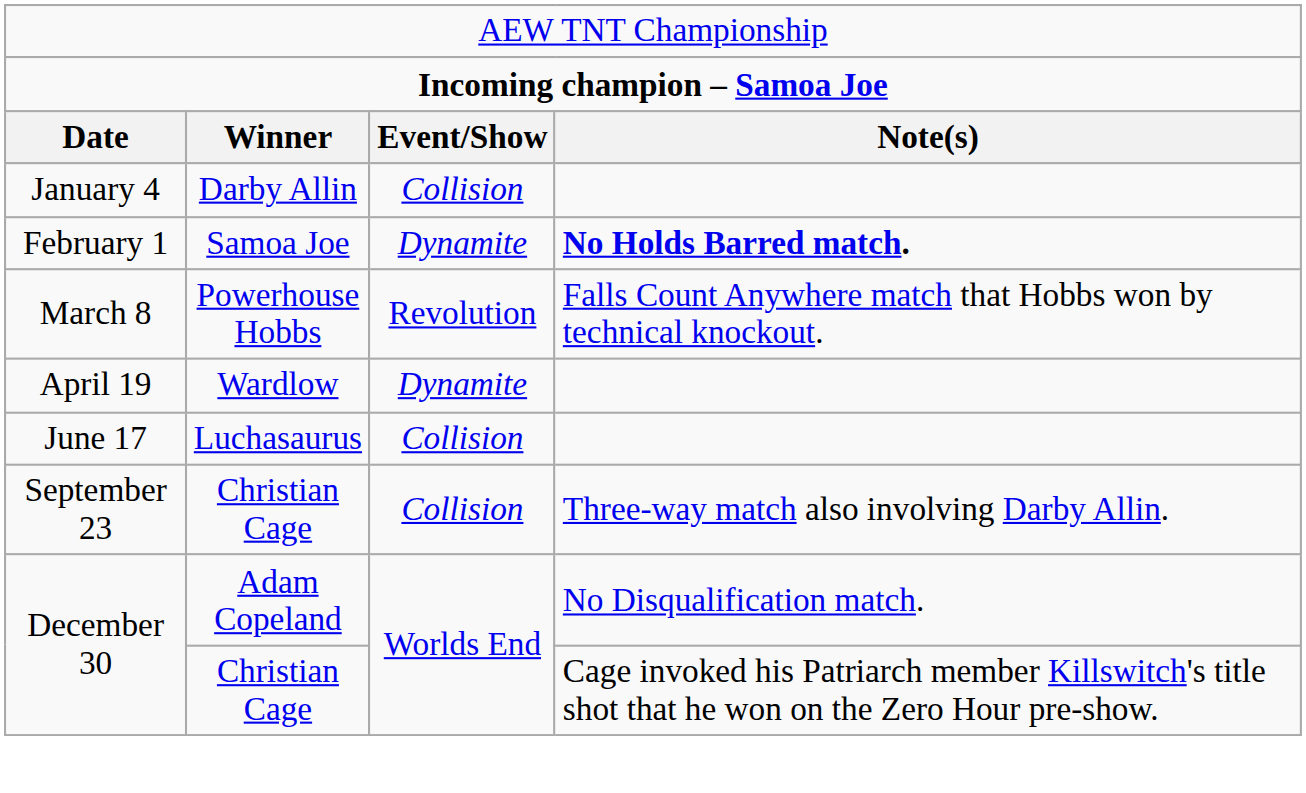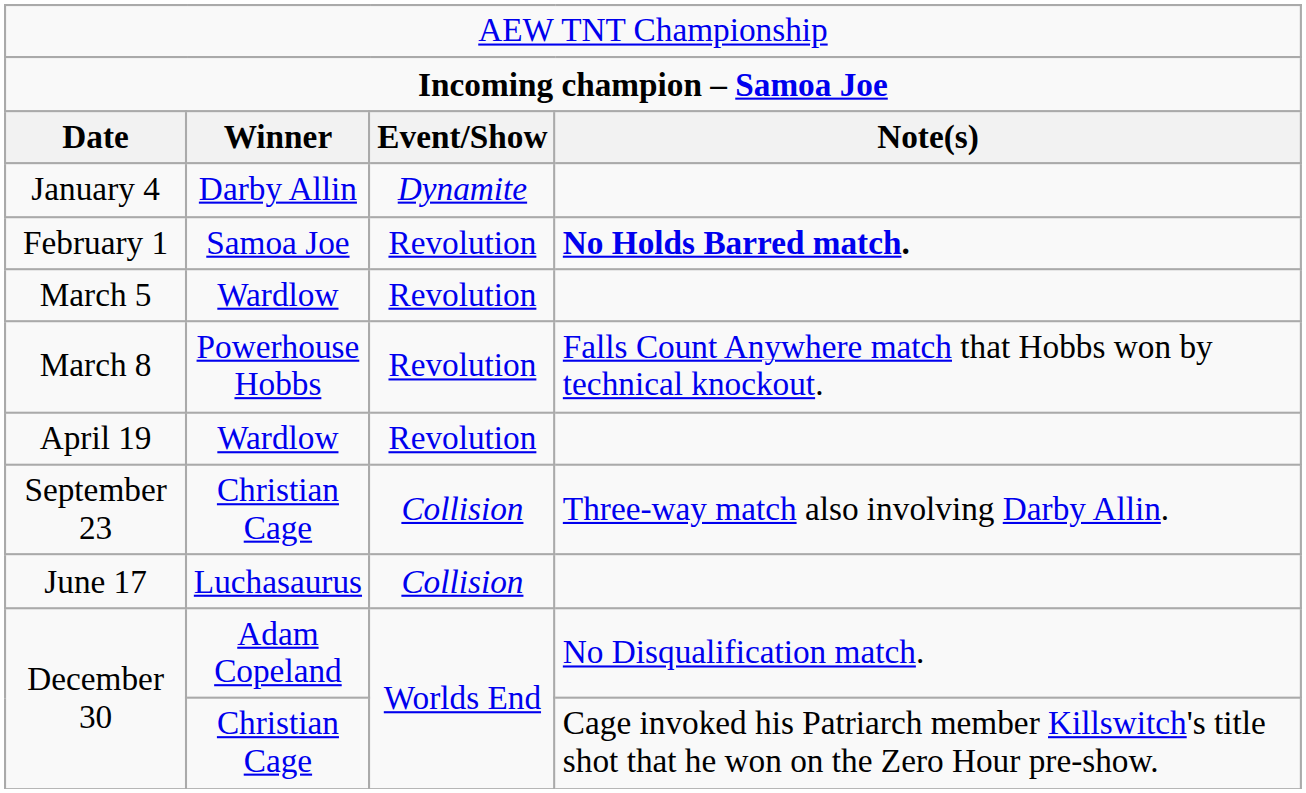(462, 189) Collision -> (462, 189) Dynamite
(462, 242) Dynamite -> (462, 242) Revolution
+ row: (96, 294)
(462, 385) Dynamite -> (462, 437) Revolution
rows swapped: (96, 437) <-> (96, 509)
